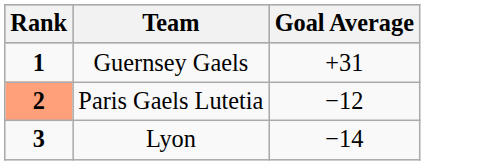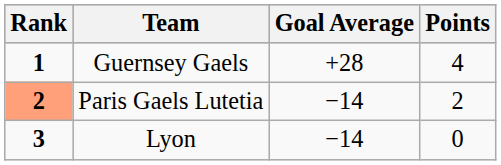+ column: (458, 23)
(344, 62) +31 -> (344, 62) +28
(344, 100) −12 -> (344, 100) −14
